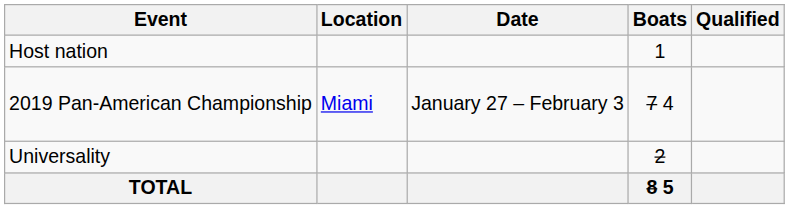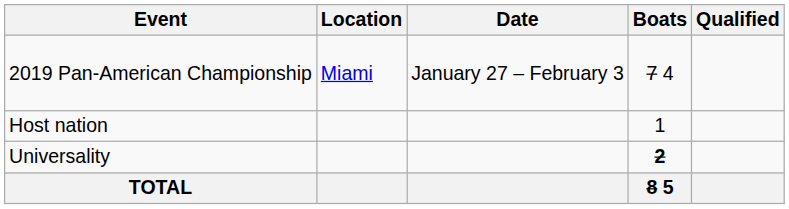rows swapped: (58, 50) <-> (160, 103)
(660, 156) normal -> (660, 156) bold
